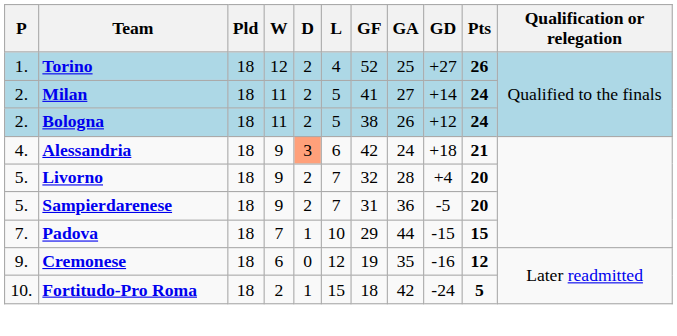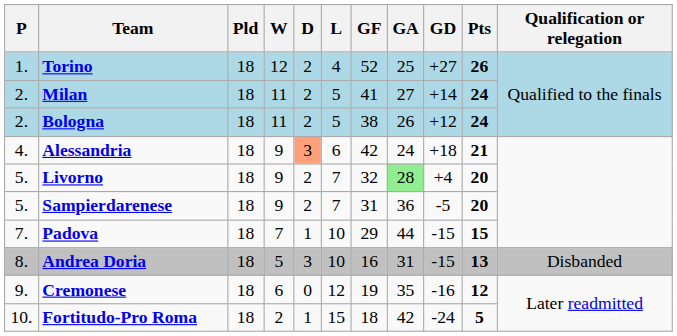(406, 177) no background -> (406, 177) lightgreen background
+ row: (94, 261)
